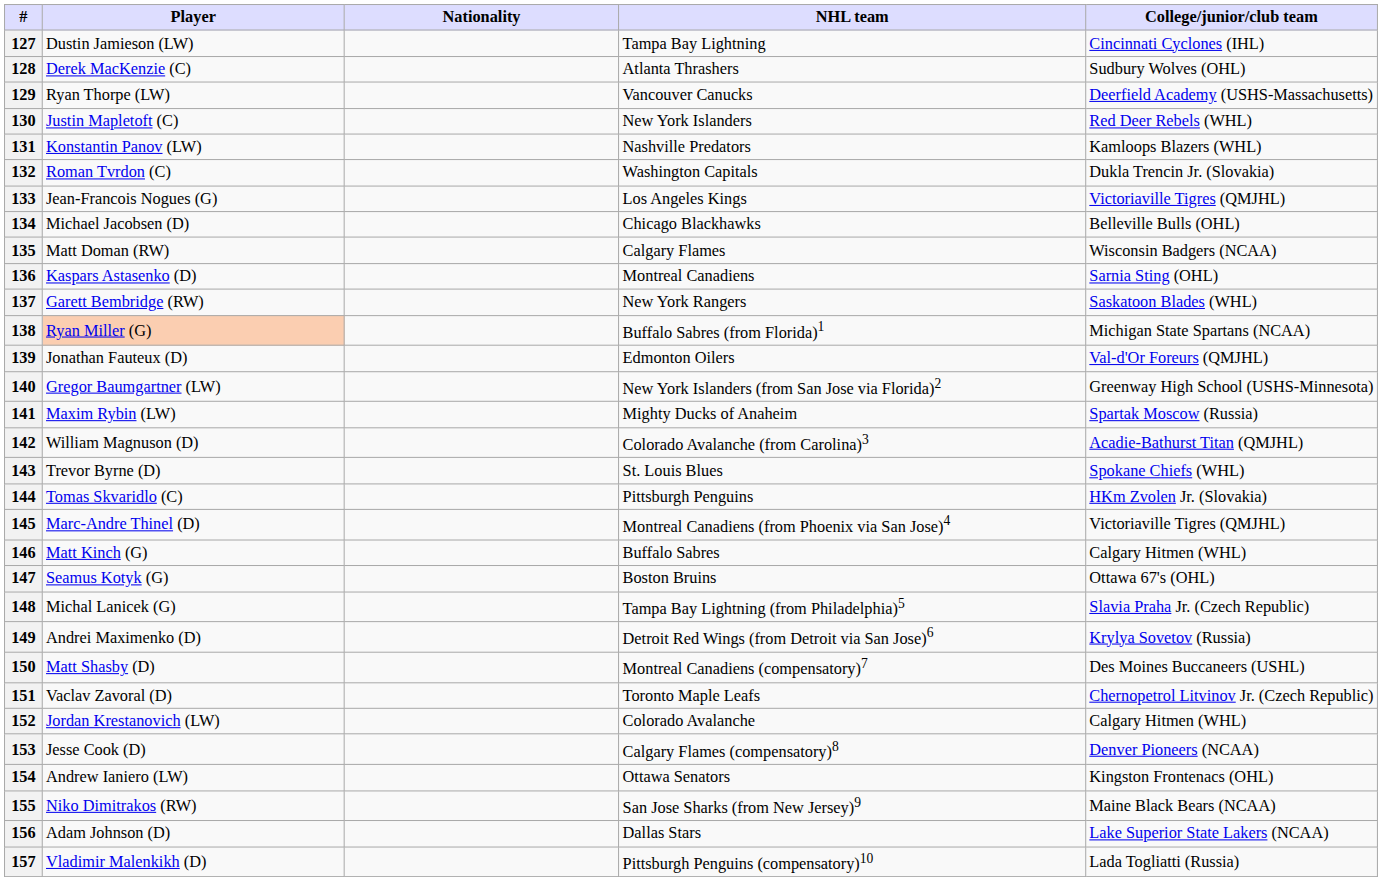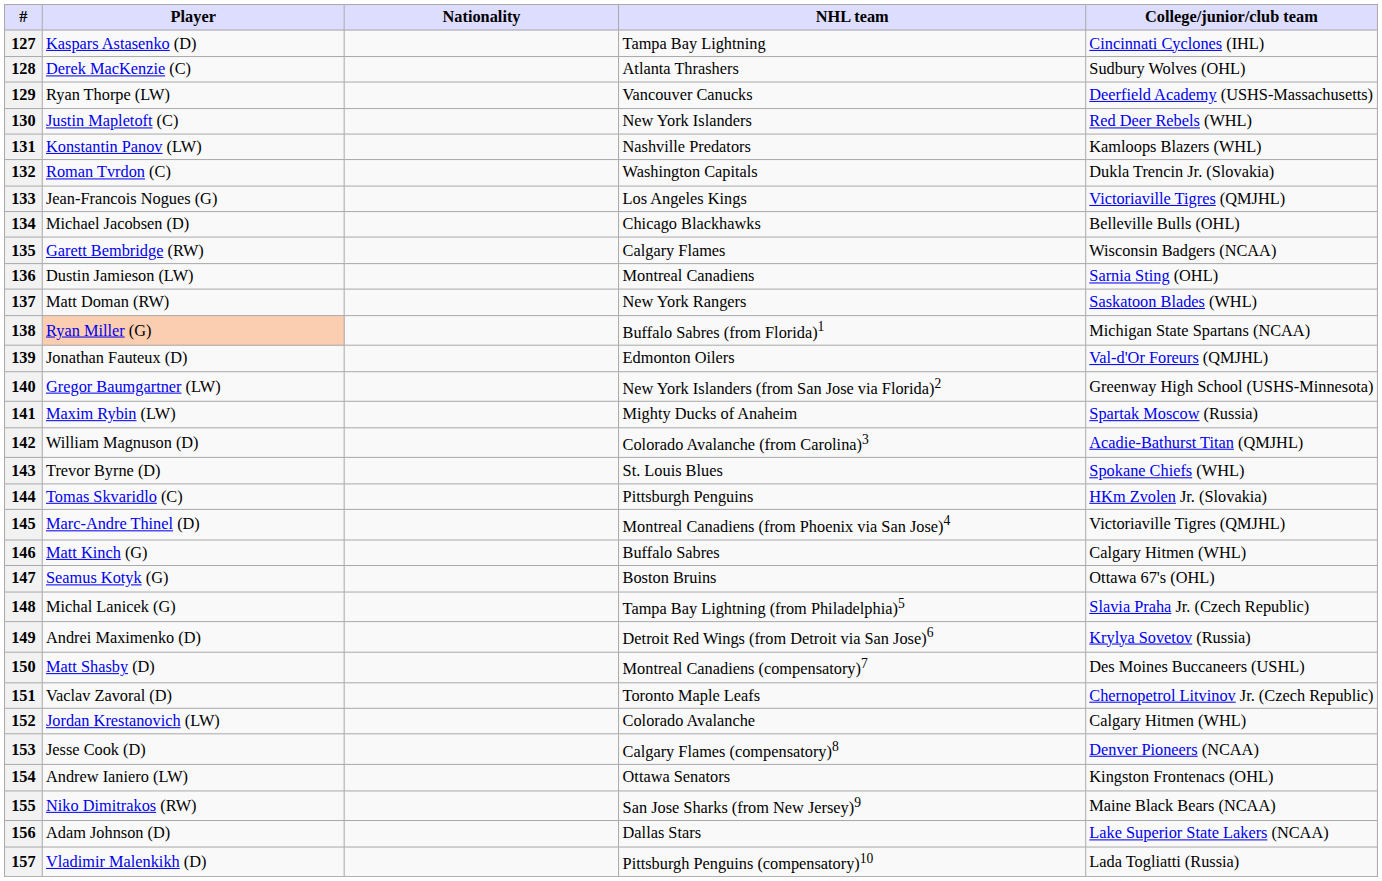(120, 43) Dustin Jamieson (LW) -> (121, 43) Kaspars Astasenko (D)
(108, 250) Matt Doman (RW) -> (125, 250) Garett Bembridge (RW)
(121, 276) Kaspars Astasenko (D) -> (120, 276) Dustin Jamieson (LW)
(125, 302) Garett Bembridge (RW) -> (108, 302) Matt Doman (RW)
